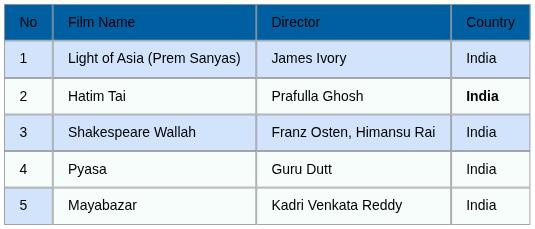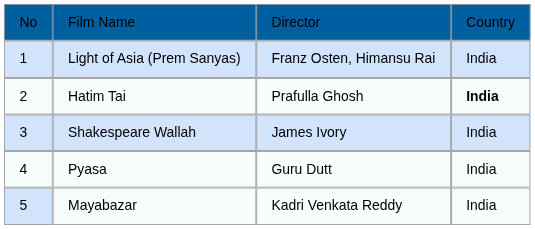(309, 59) James Ivory -> (353, 59) Franz Osten, Himansu Rai
(353, 132) Franz Osten, Himansu Rai -> (309, 132) James Ivory
